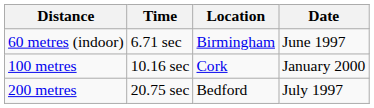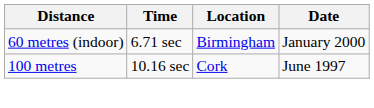(314, 41) June 1997 -> (324, 41) January 2000
(324, 66) January 2000 -> (314, 66) June 1997
- row: (42, 90)
